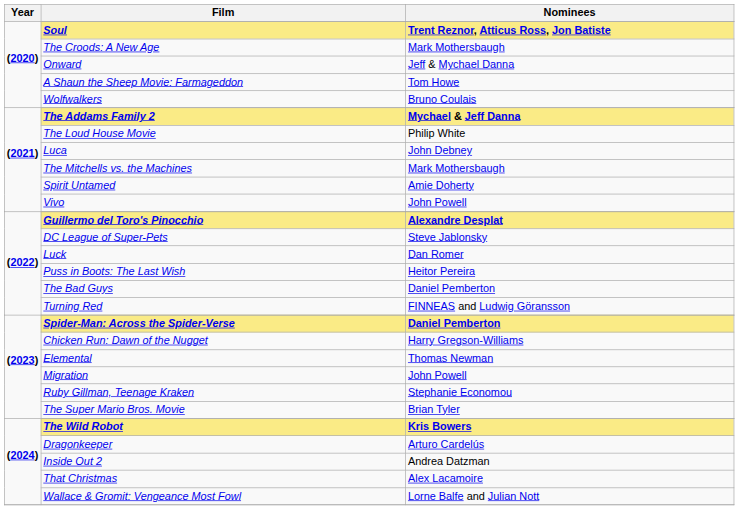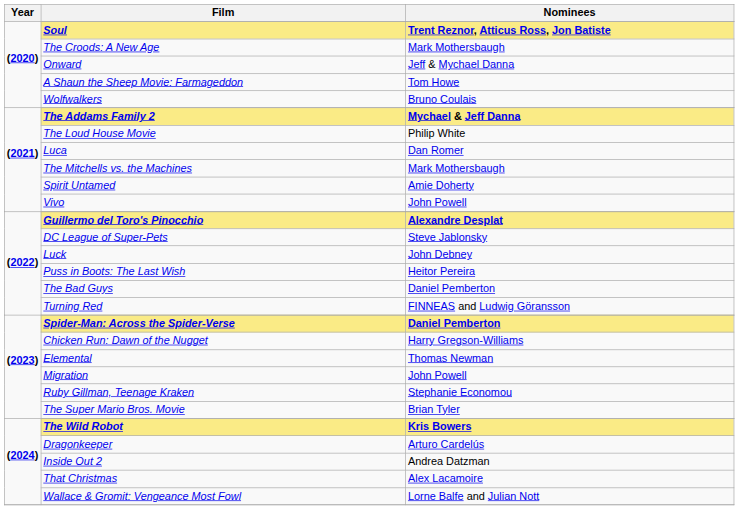(440, 151) John Debney -> (436, 151) Dan Romer
(436, 254) Dan Romer -> (440, 254) John Debney
